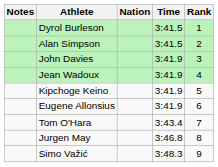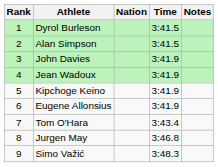columns swapped: (199, 12) <-> (20, 12)
